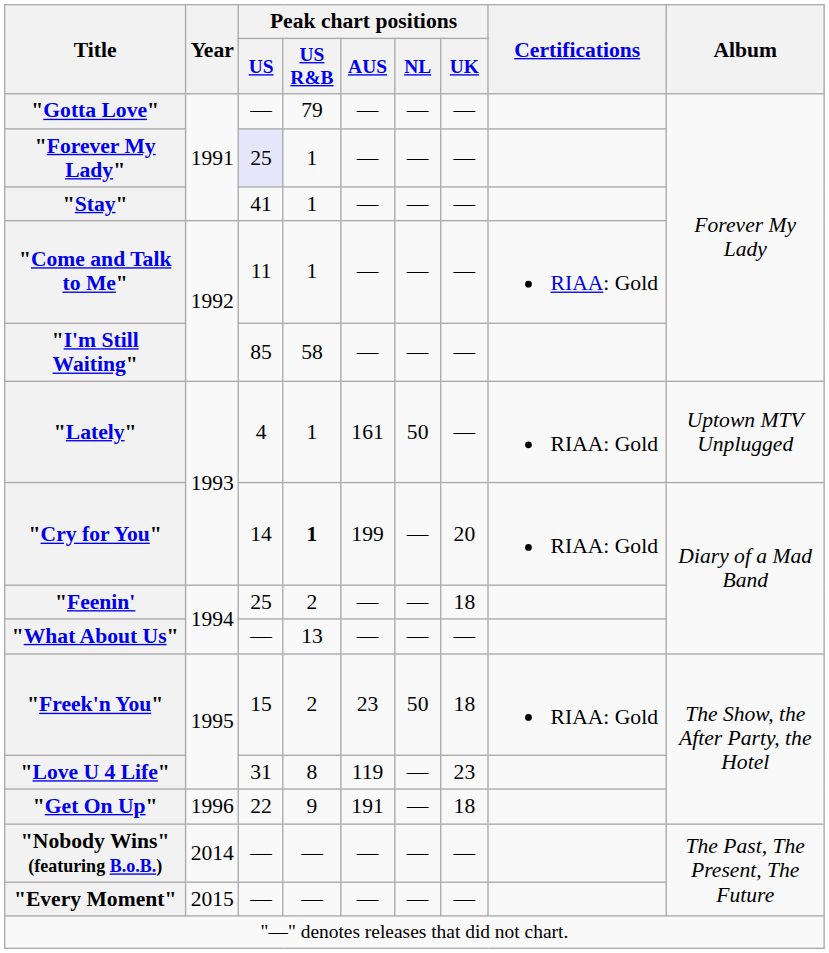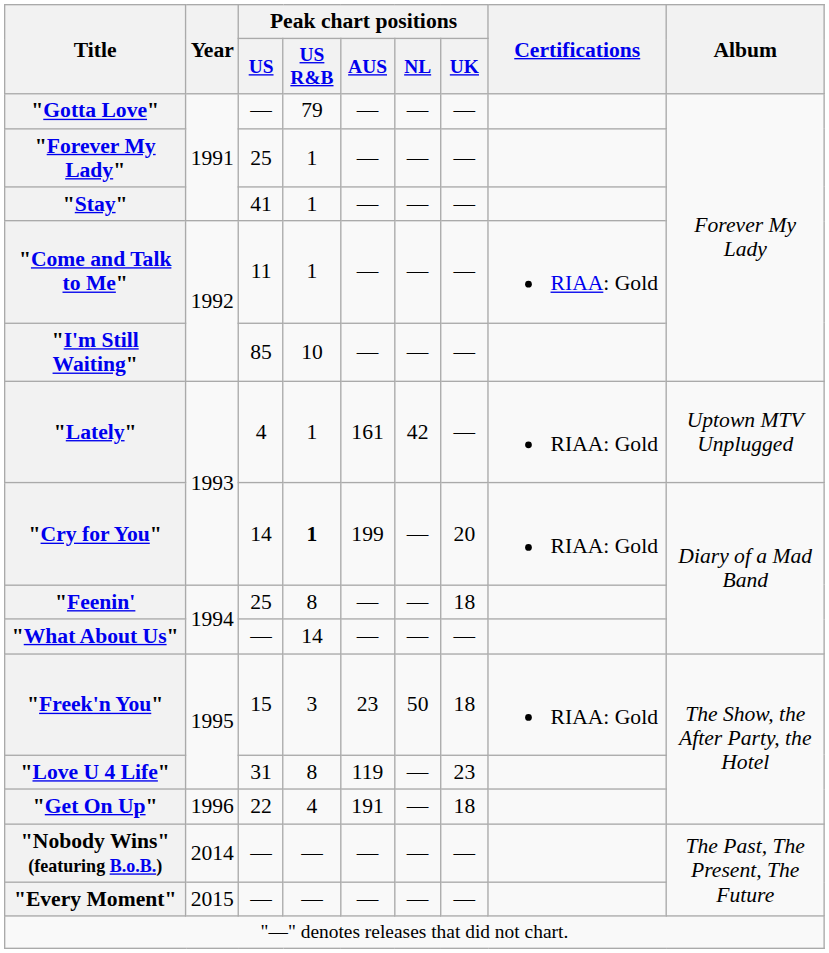(261, 157) lavender background -> (261, 157) no background
(312, 351) 58 -> (312, 351) 10
(418, 432) 50 -> (418, 432) 42
(312, 601) 2 -> (312, 601) 8
(312, 636) 13 -> (312, 636) 14
(312, 704) 2 -> (312, 704) 3
(312, 806) 9 -> (312, 806) 4
